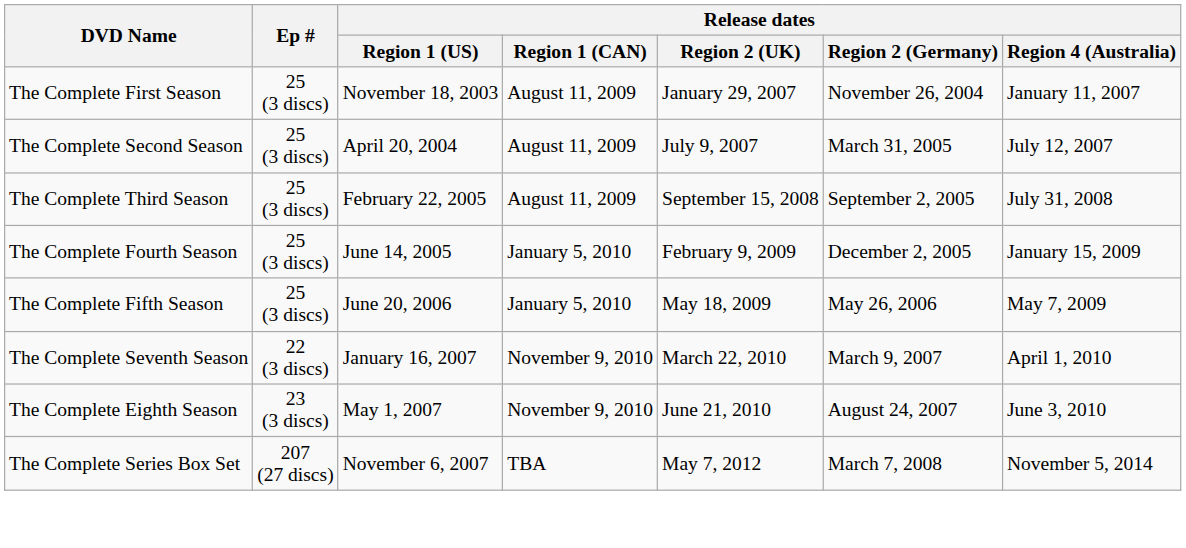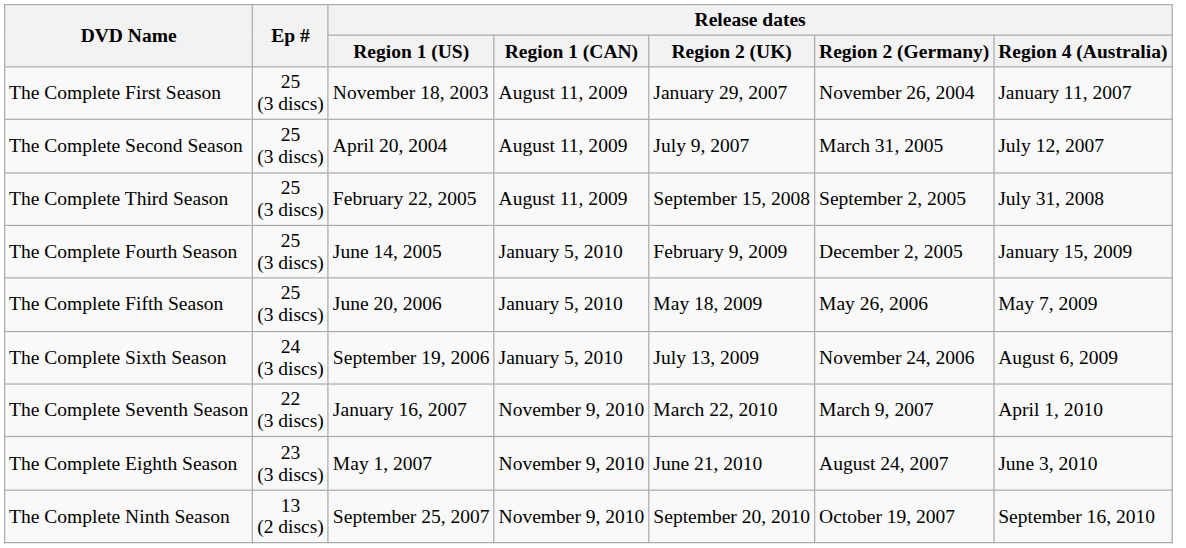+ row: (118, 357)
+ row: (119, 516)
- row: (125, 463)
